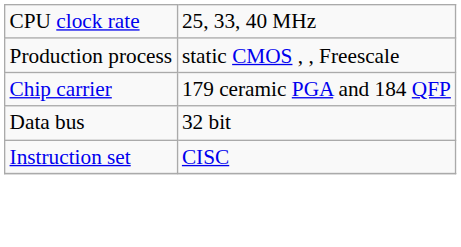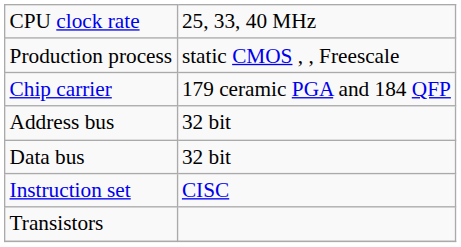+ row: (62, 122)
+ row: (56, 223)
